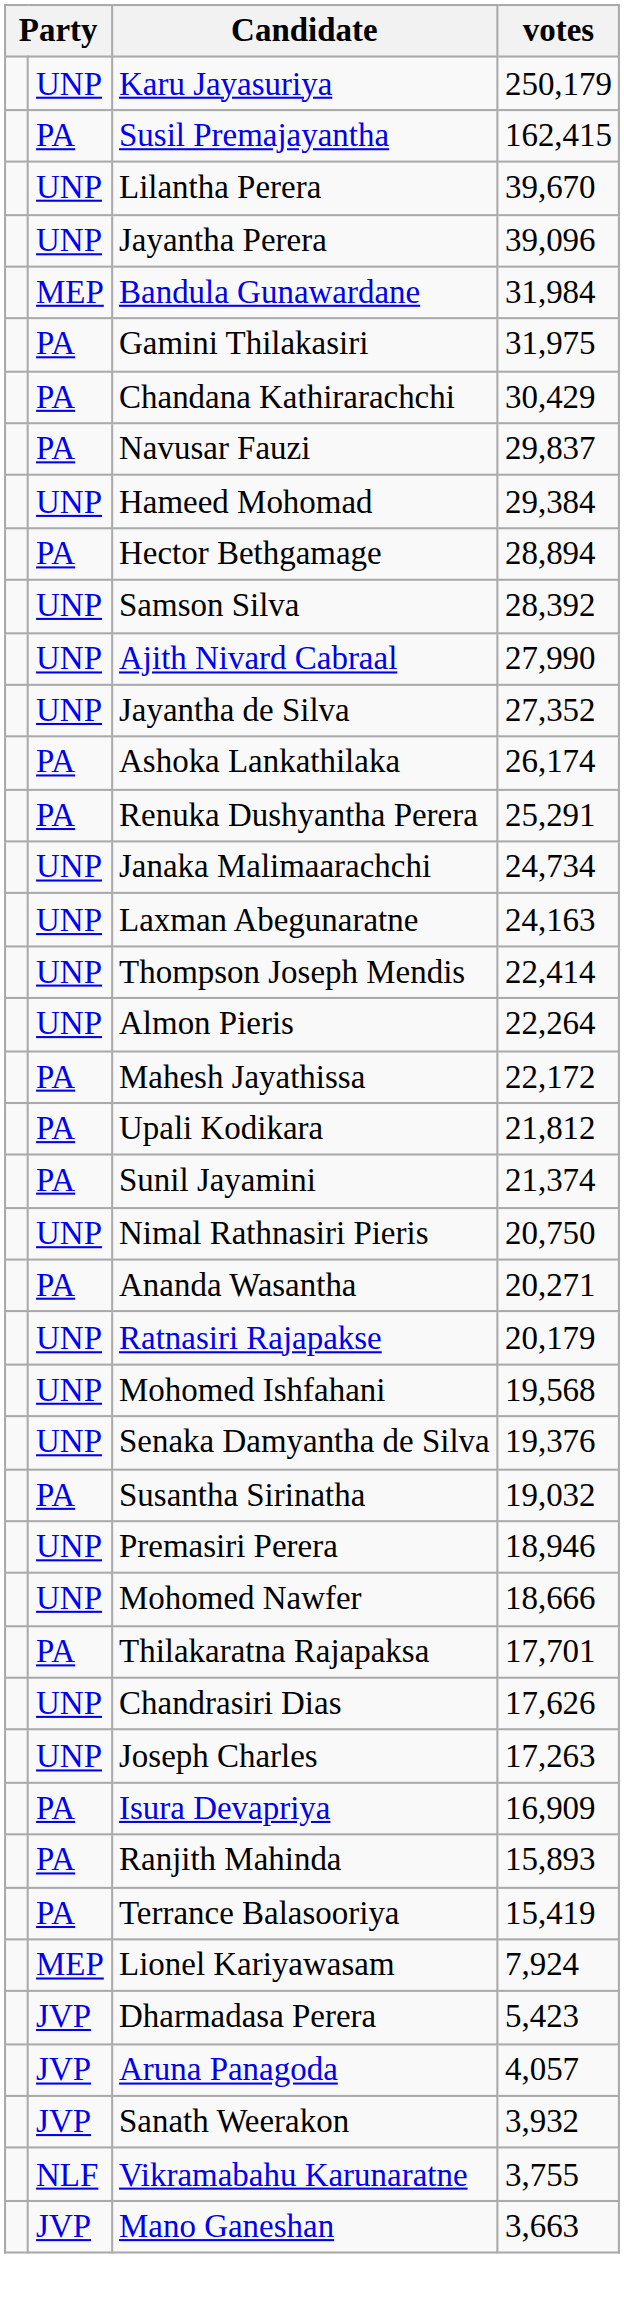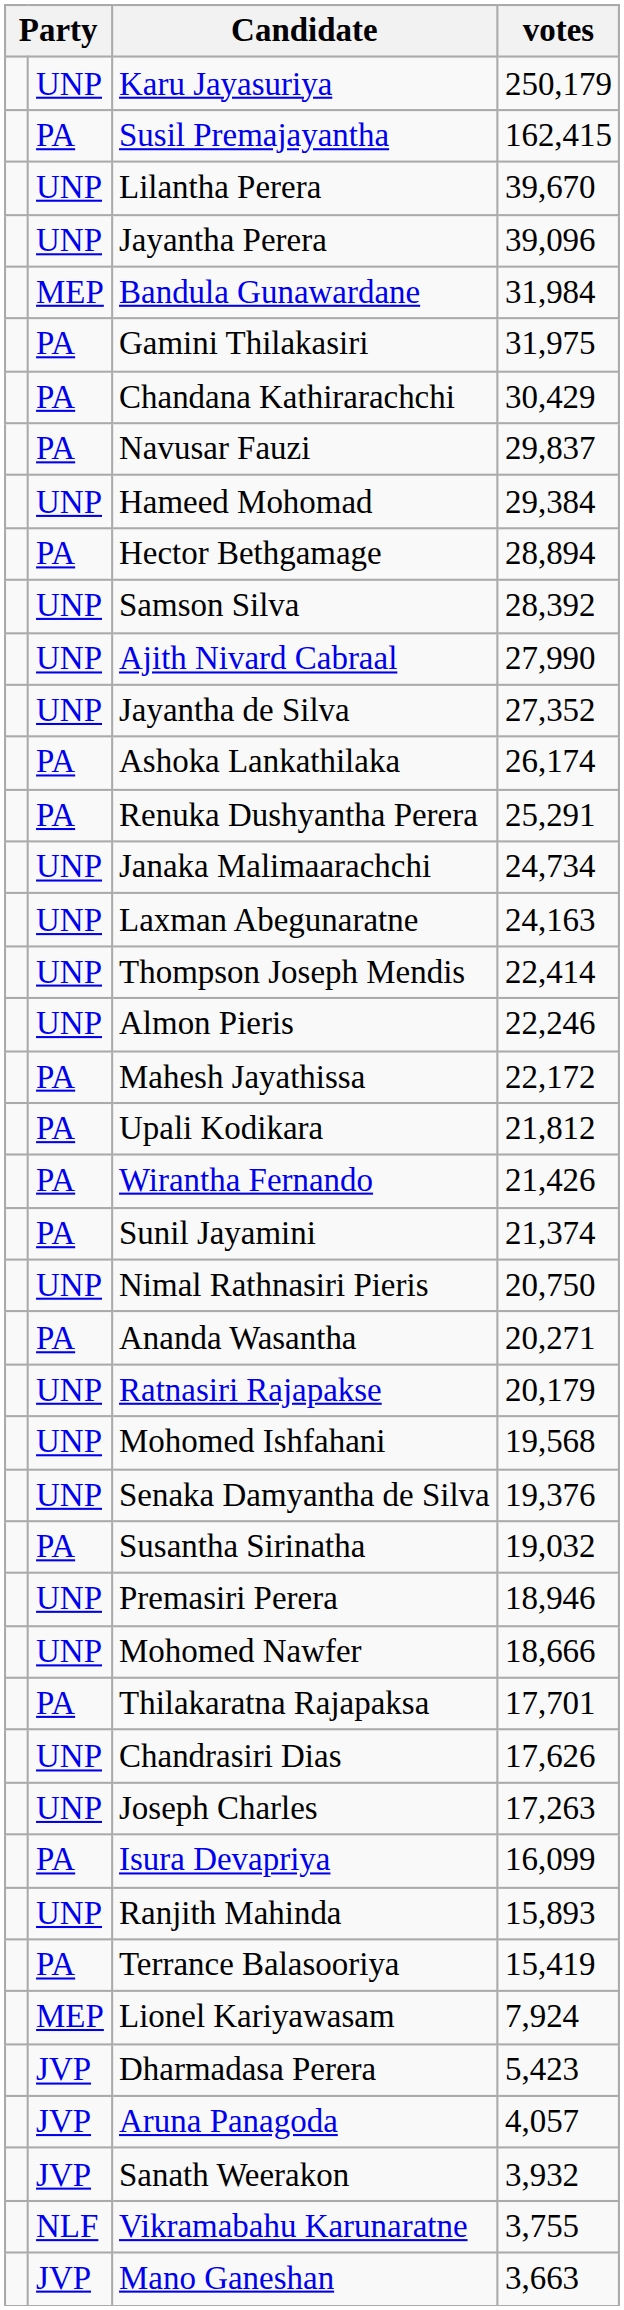(550, 1023) 22,264 -> (550, 1023) 22,246
+ row: (246, 1180)
(550, 1807) 16,909 -> (550, 1860) 16,099
(56, 1860) PA -> (69, 1912) UNP
